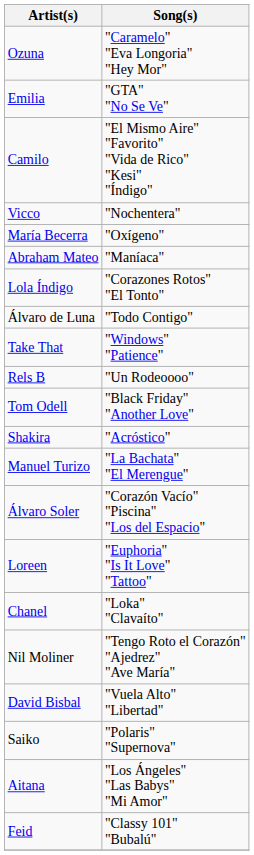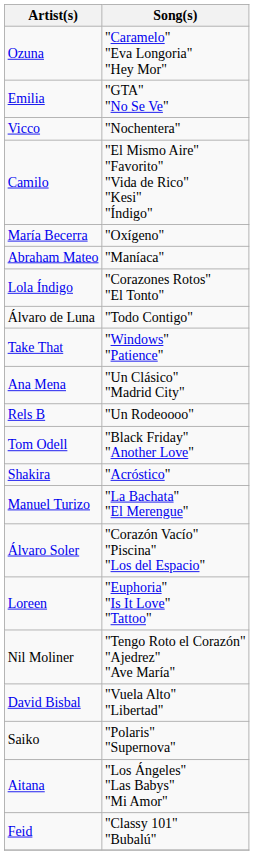rows swapped: (28, 160) <-> (24, 213)
+ row: (37, 385)
- row: (27, 611)
